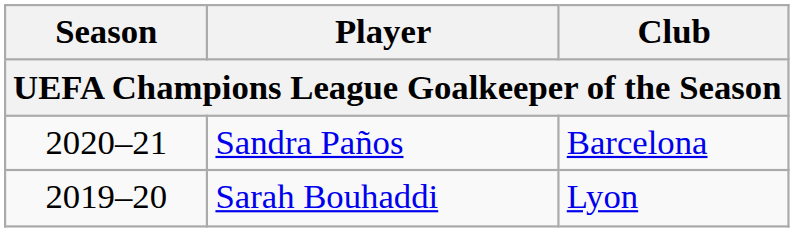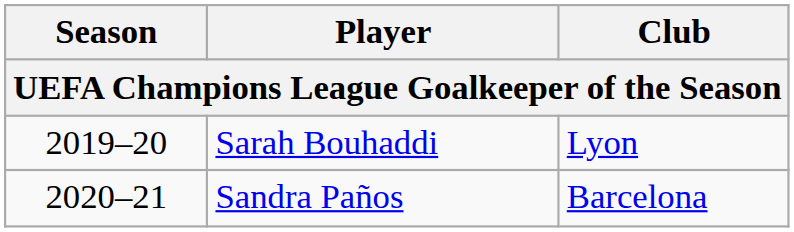rows swapped: (327, 197) <-> (309, 142)
